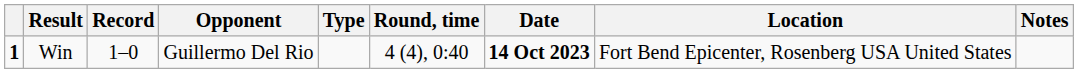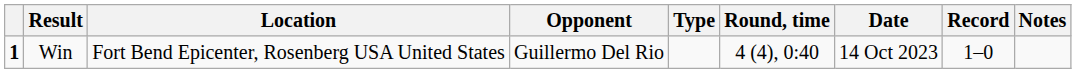columns swapped: (123, 20) <-> (805, 20)
(539, 52) bold -> (889, 52) normal
